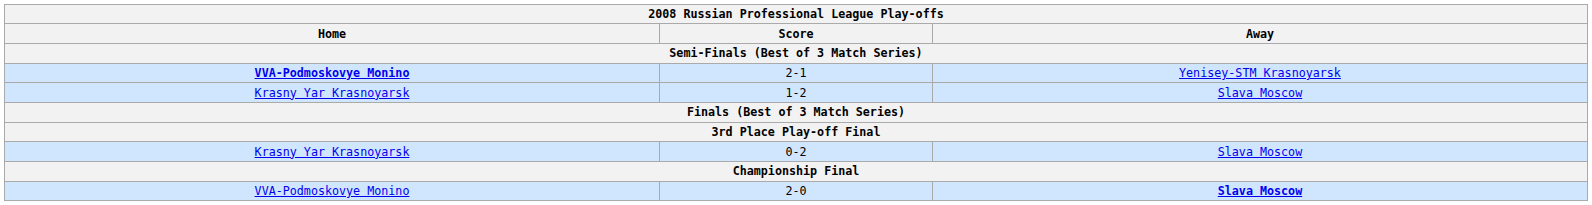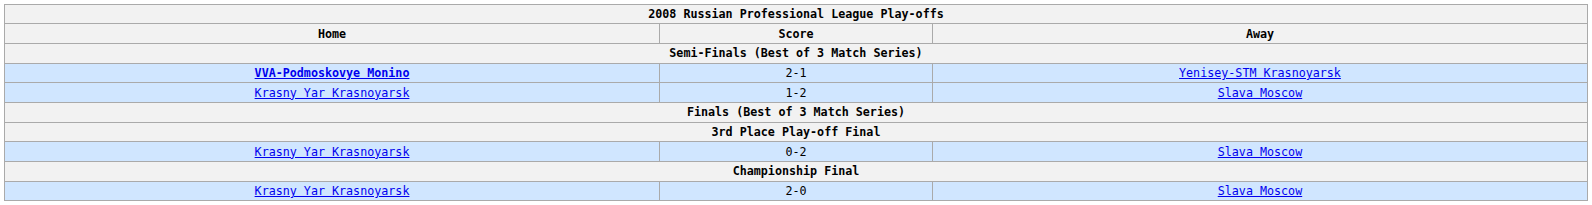(332, 191) VVA-Podmoskovye Monino -> (332, 191) Krasny Yar Krasnoyarsk
(1260, 191) bold -> (1260, 191) normal
